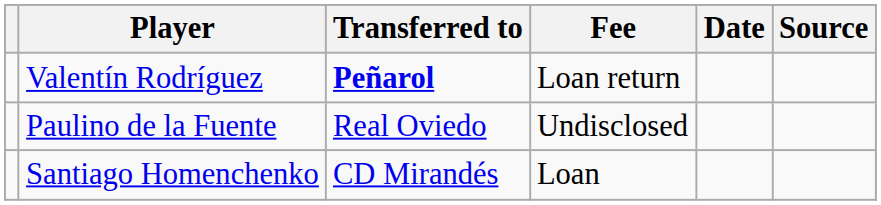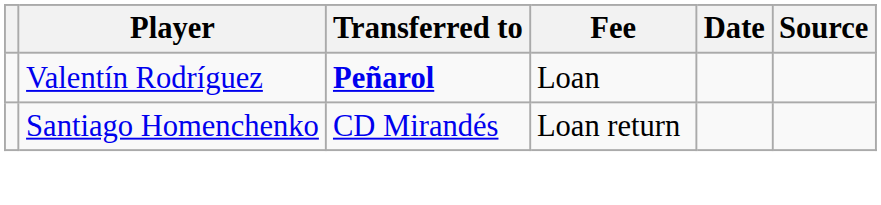(609, 77) Loan return -> (568, 77) Loan
- row: (151, 125)
(568, 174) Loan -> (609, 125) Loan return
